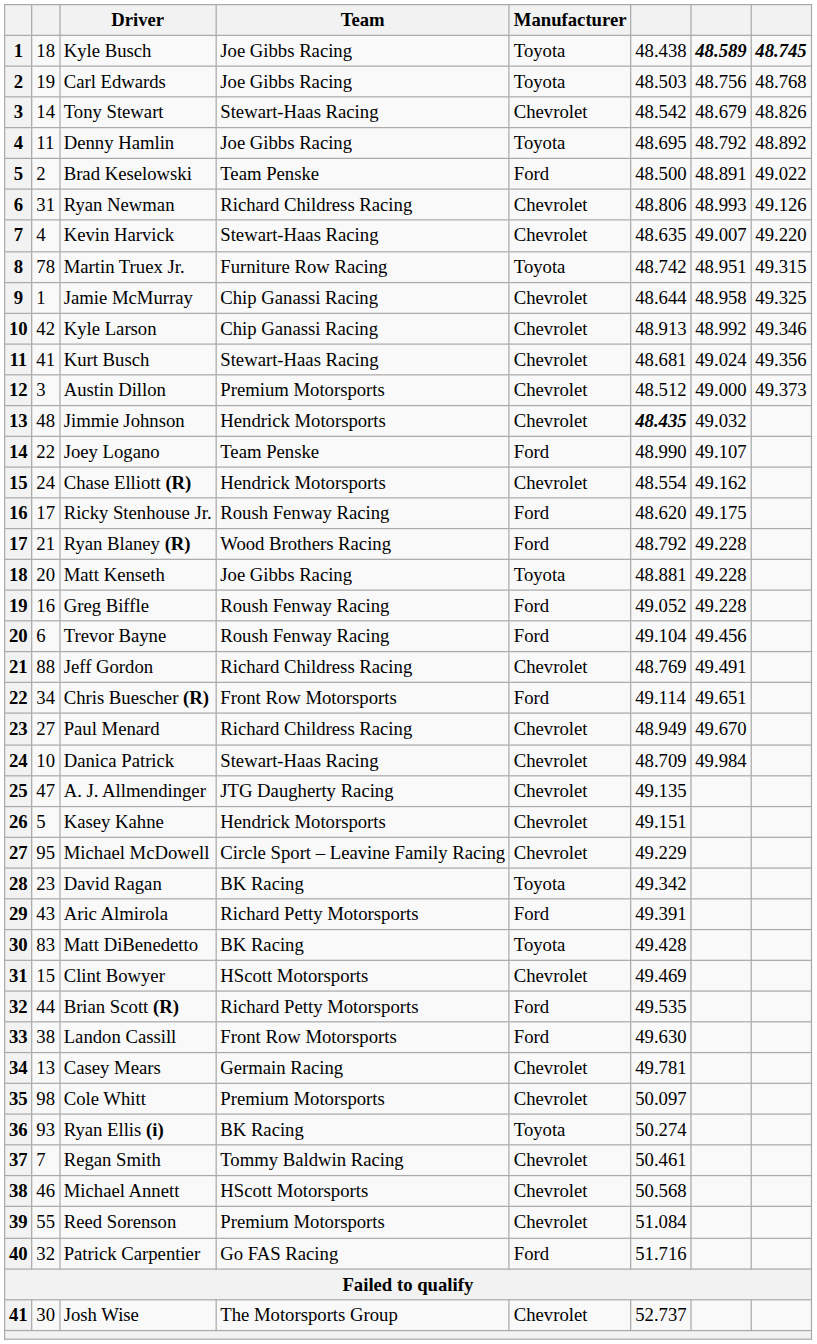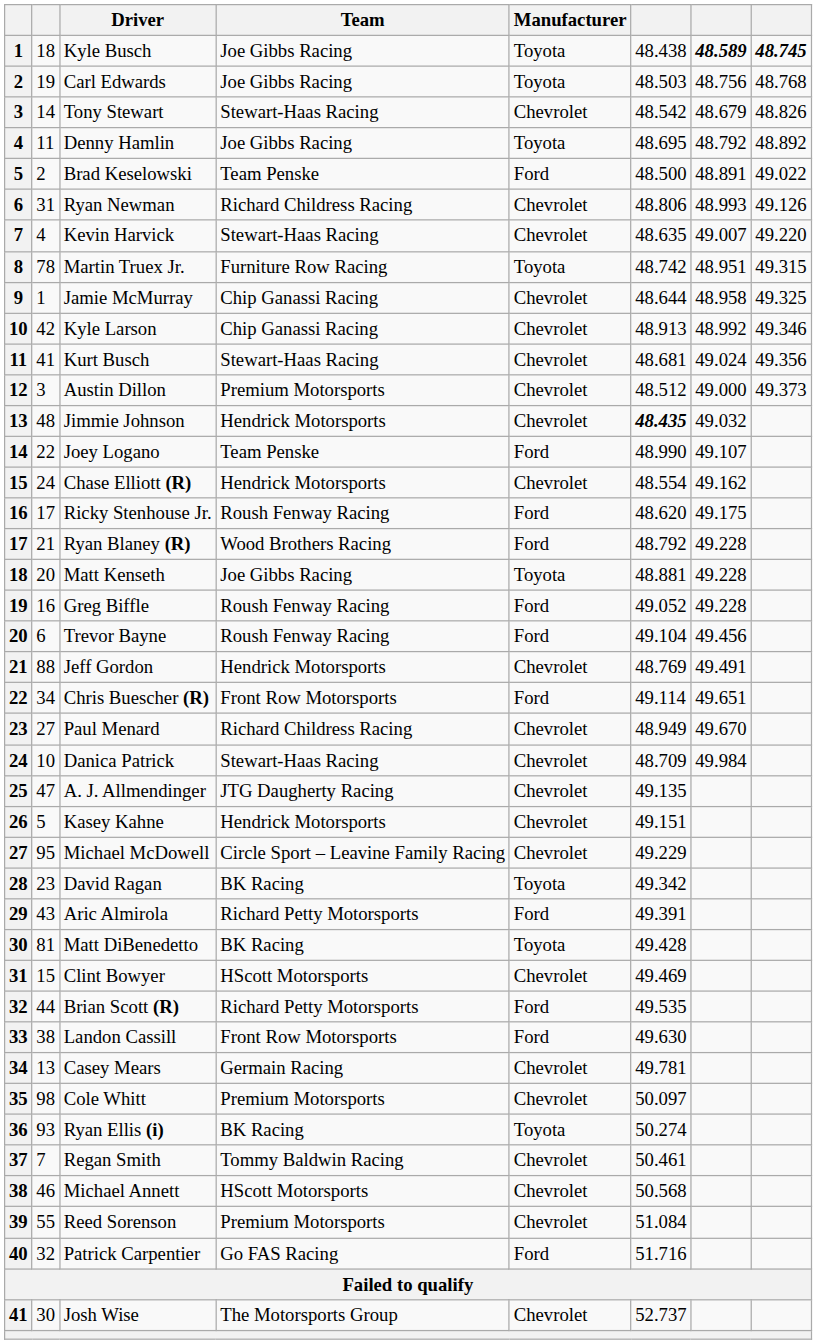(316, 667) Richard Childress Racing -> (303, 667) Hendrick Motorsports
(46, 944) 83 -> (46, 944) 81
